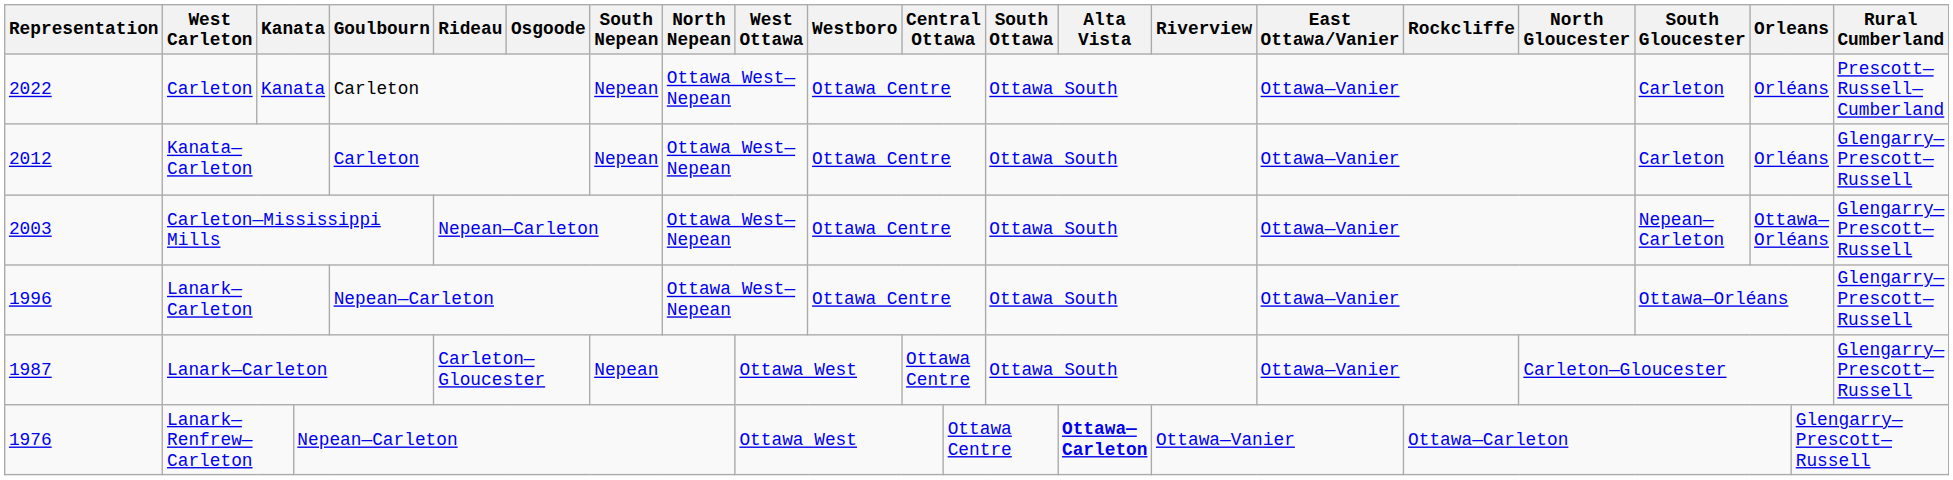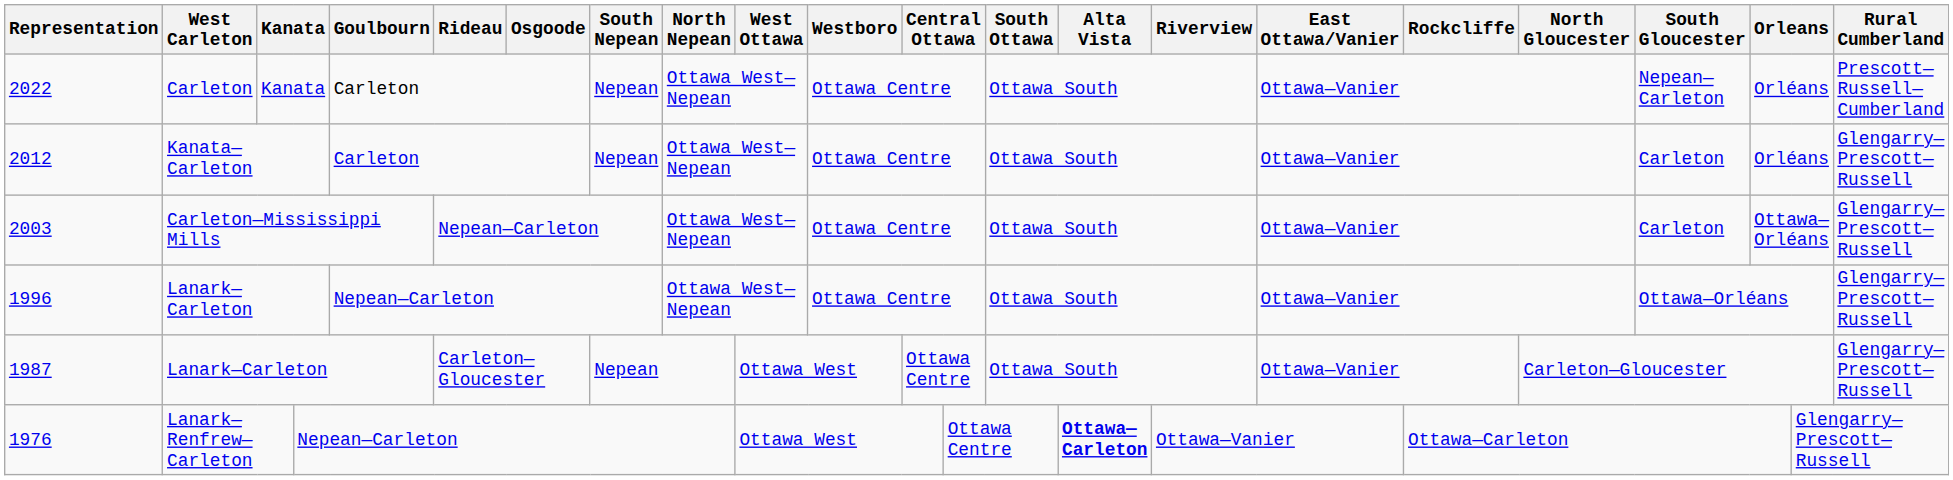(1682, 89) Carleton -> (1682, 89) Nepean—Carleton
(1682, 230) Nepean—Carleton -> (1682, 230) Carleton
